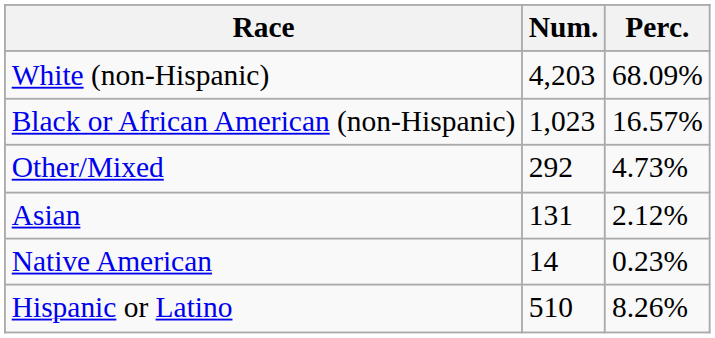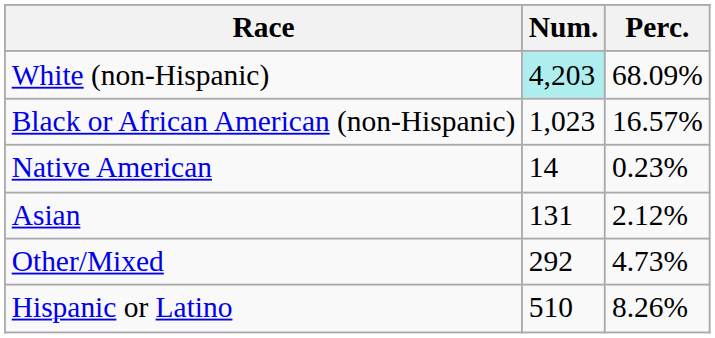(562, 74) no background -> (562, 74) paleturquoise background
rows swapped: (112, 261) <-> (88, 167)
